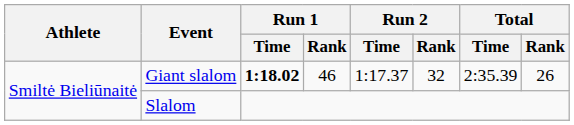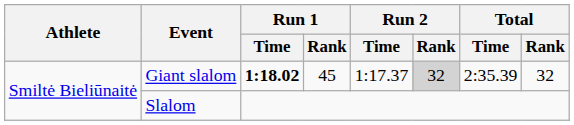(327, 76) 46 -> (327, 76) 45
(436, 76) no background -> (436, 76) lightgrey background
(545, 76) 26 -> (545, 76) 32
